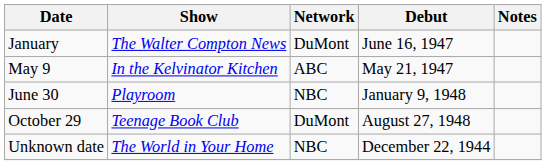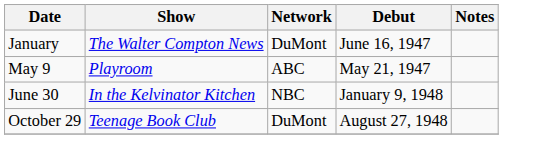(195, 69) In the Kelvinator Kitchen -> (121, 69) Playroom
(143, 95) Playroom -> (172, 95) In the Kelvinator Kitchen
- row: (56, 146)
